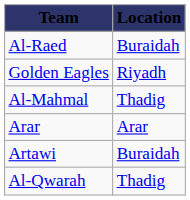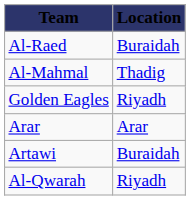rows swapped: (48, 99) <-> (59, 72)
(141, 180) Thadig -> (141, 180) Riyadh
